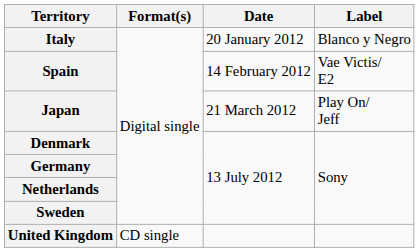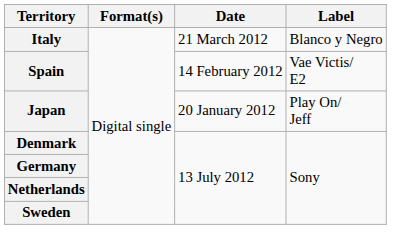(255, 39) 20 January 2012 -> (223, 39) 21 March 2012
(251, 111) 21 March 2012 -> (227, 111) 20 January 2012
- row: (60, 236)
